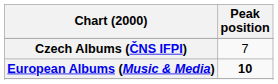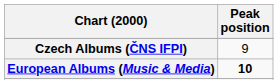(245, 48) 7 -> (245, 48) 9
